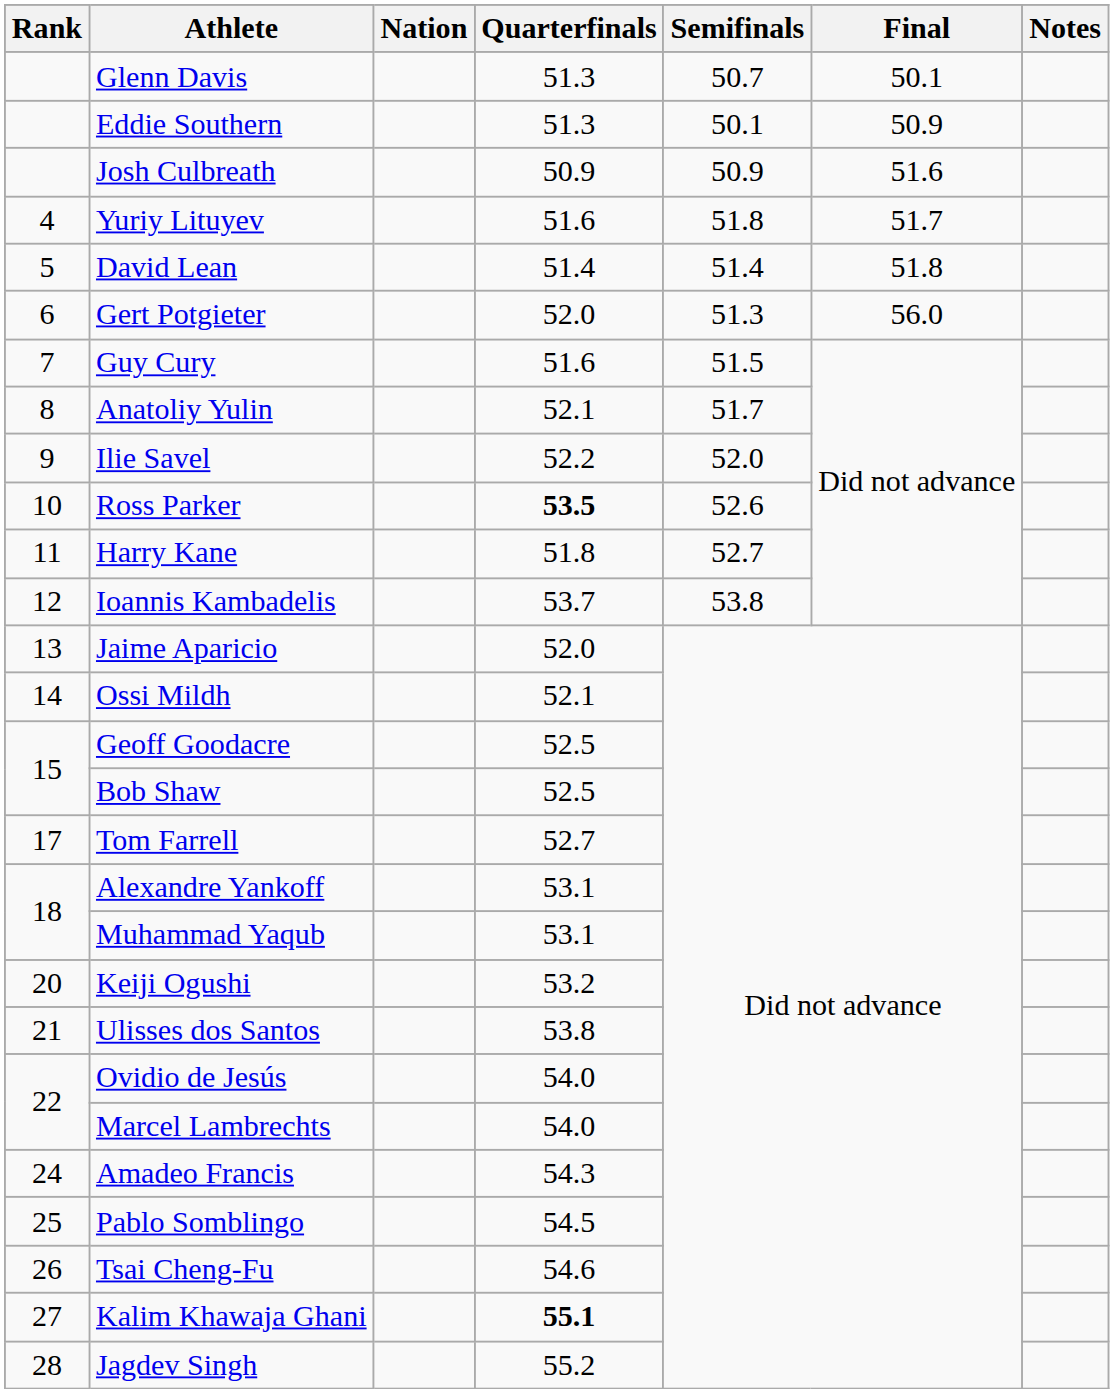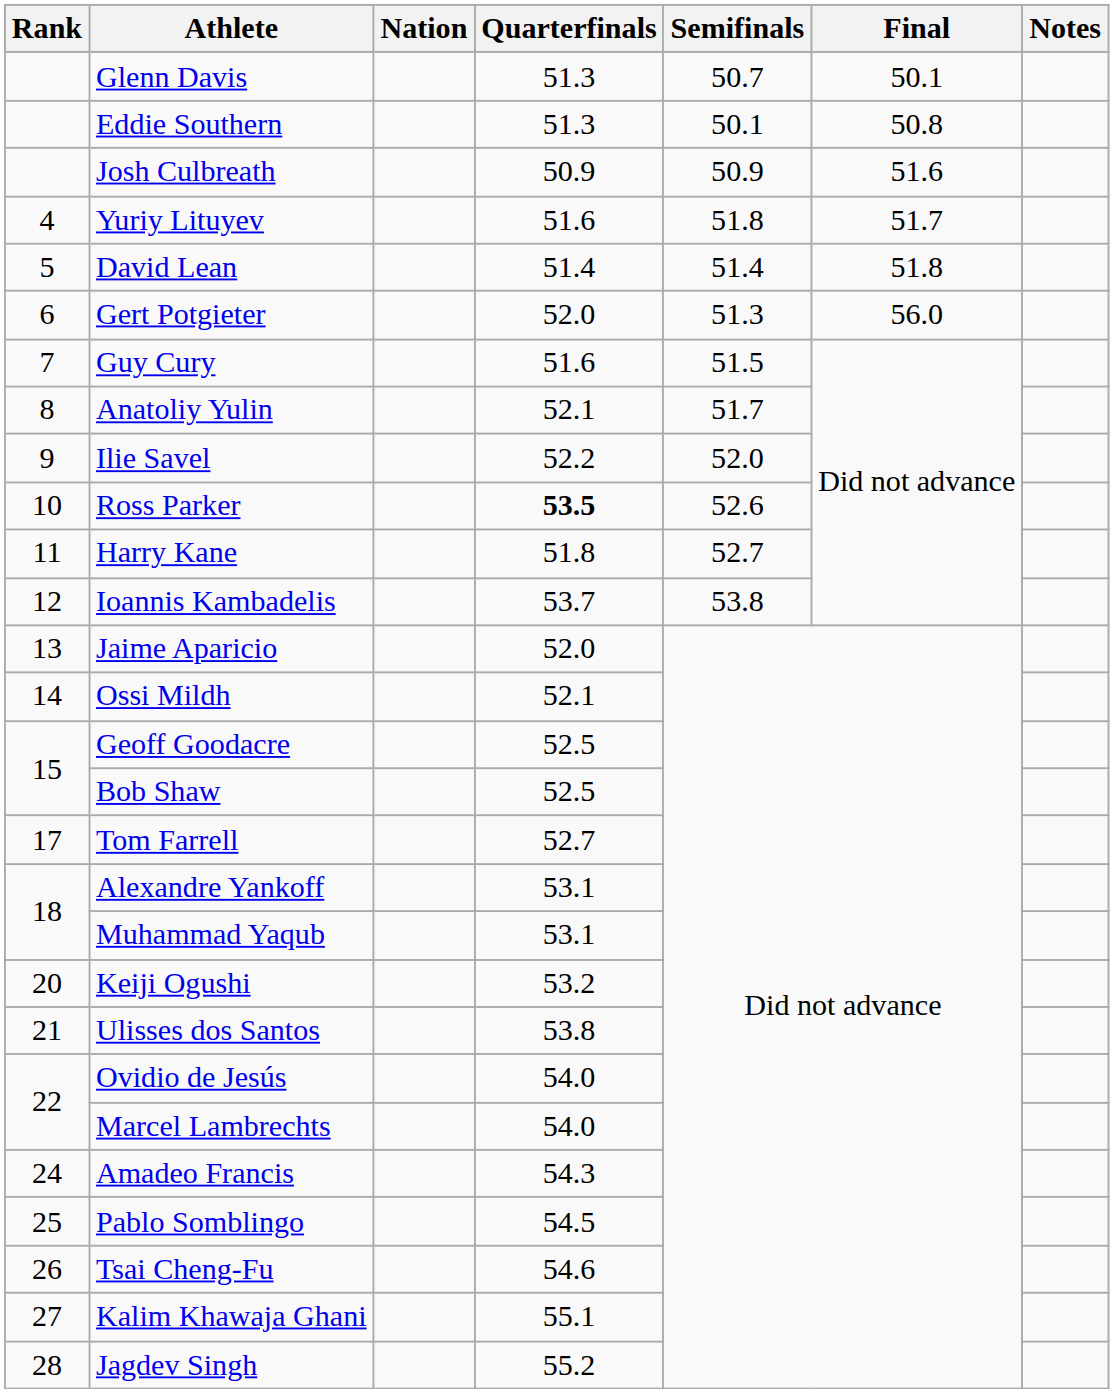(917, 123) 50.9 -> (917, 123) 50.8
(569, 1316) bold -> (569, 1316) normal
